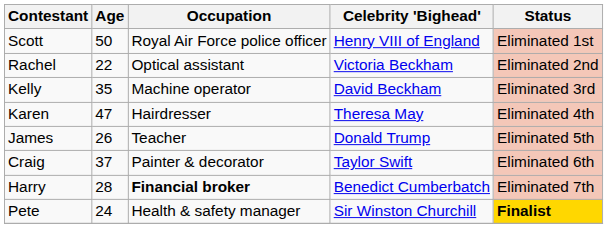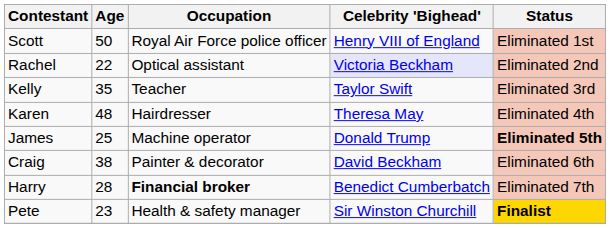(393, 65) no background -> (393, 65) lavender background
(191, 89) Machine operator -> (159, 89) Teacher
(387, 89) David Beckham -> (373, 89) Taylor Swift
(104, 114) 47 -> (104, 114) 48
(104, 138) 26 -> (104, 138) 25
(159, 138) Teacher -> (191, 138) Machine operator
(546, 138) normal -> (550, 138) bold
(104, 162) 37 -> (104, 162) 38
(373, 162) Taylor Swift -> (387, 162) David Beckham
(104, 211) 24 -> (104, 211) 23
